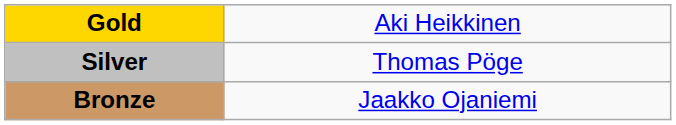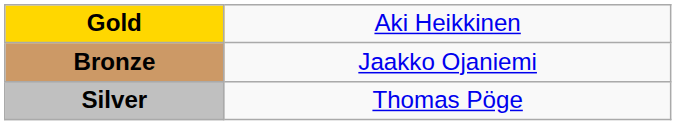rows swapped: (114, 61) <-> (114, 100)
